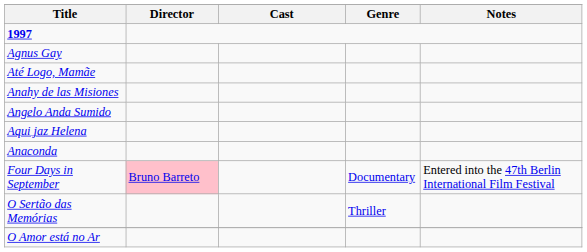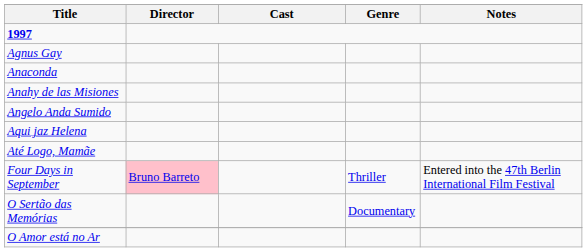rows swapped: (32, 151) <-> (51, 72)
(382, 177) Documentary -> (367, 177) Thriller
(367, 210) Thriller -> (382, 210) Documentary
